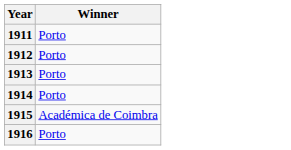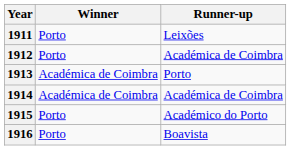+ column: (223, 14)
(52, 74) Porto -> (98, 74) Académica de Coimbra
(52, 94) Porto -> (98, 94) Académica de Coimbra
(98, 114) Académica de Coimbra -> (52, 114) Porto
